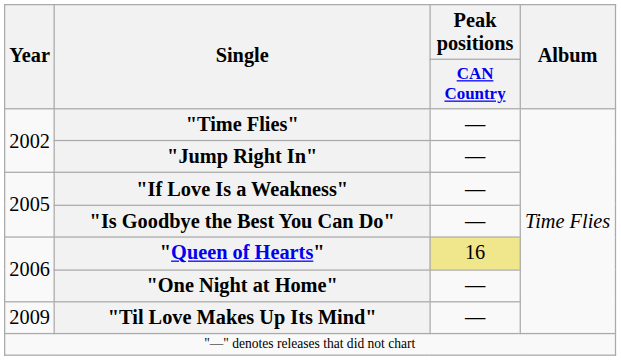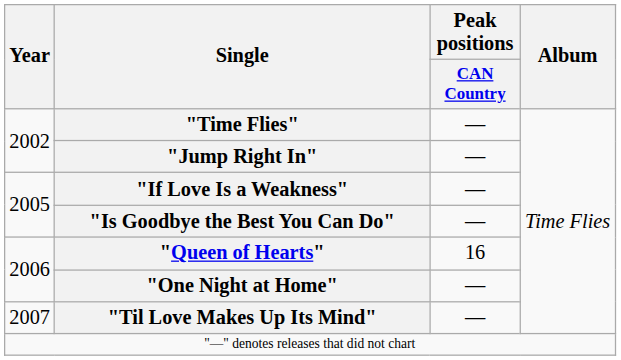(475, 253) khaki background -> (475, 253) no background
(30, 317) 2009 -> (30, 317) 2007
